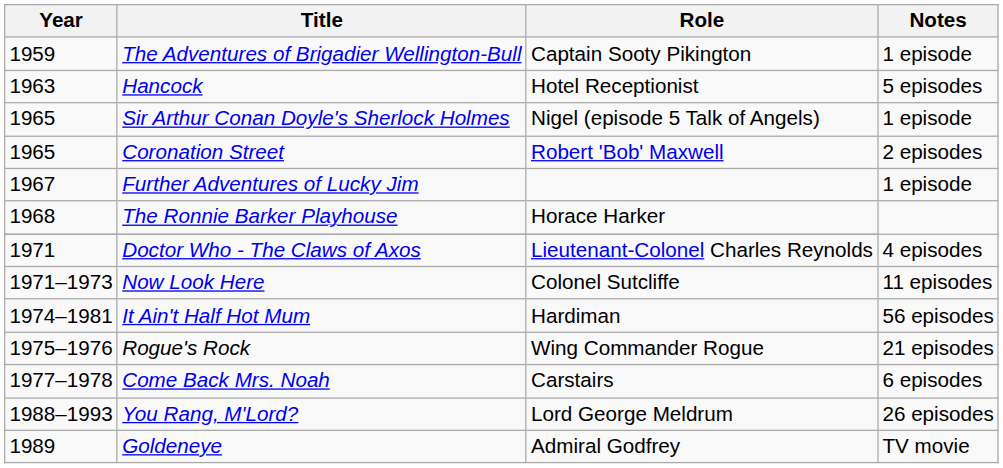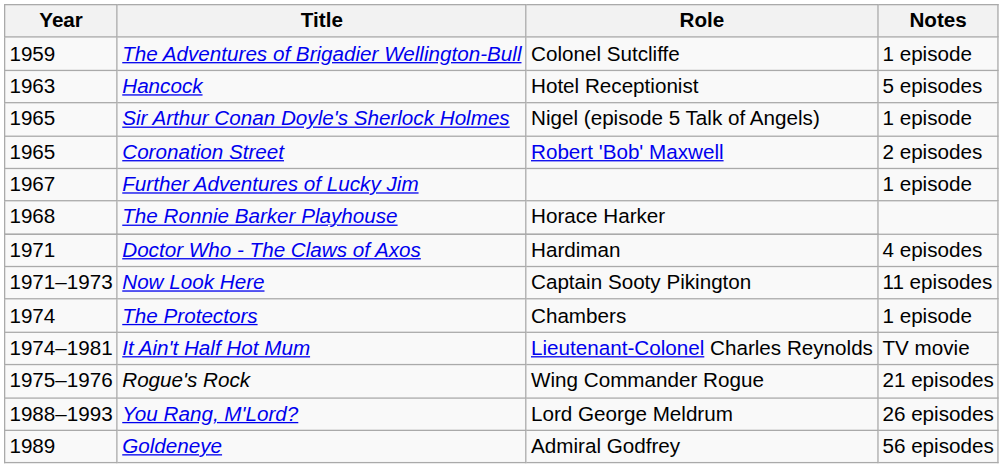(641, 53) Captain Sooty Pikington -> (605, 53) Colonel Sutcliffe
(702, 250) Lieutenant-Colonel Charles Reynolds -> (576, 250) Hardiman
(605, 282) Colonel Sutcliffe -> (641, 282) Captain Sooty Pikington
+ row: (190, 315)
(576, 315) Hardiman -> (702, 348) Lieutenant-Colonel Charles Reynolds
(938, 315) 56 episodes -> (926, 348) TV movie
- row: (226, 380)
(926, 446) TV movie -> (938, 446) 56 episodes
